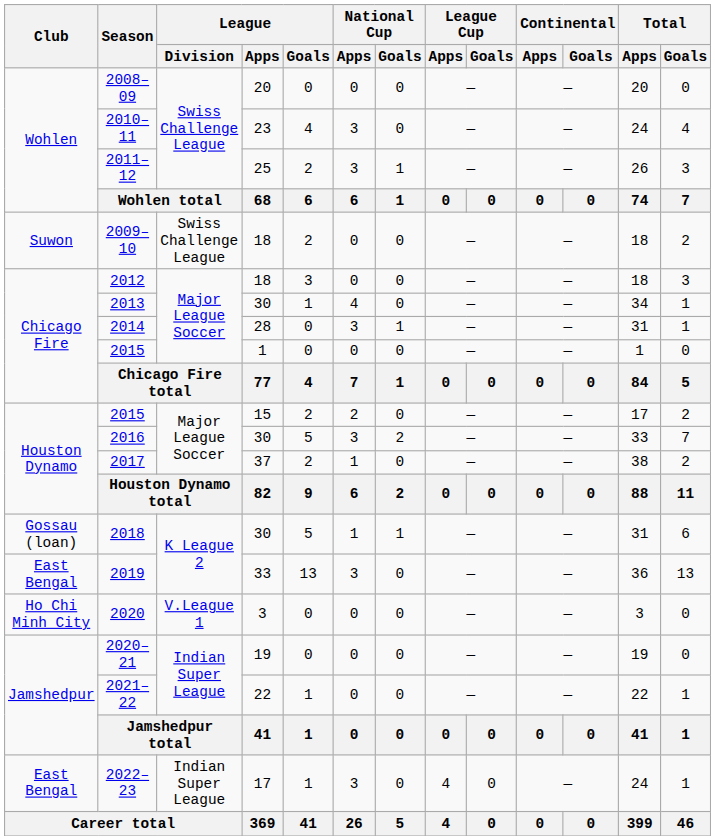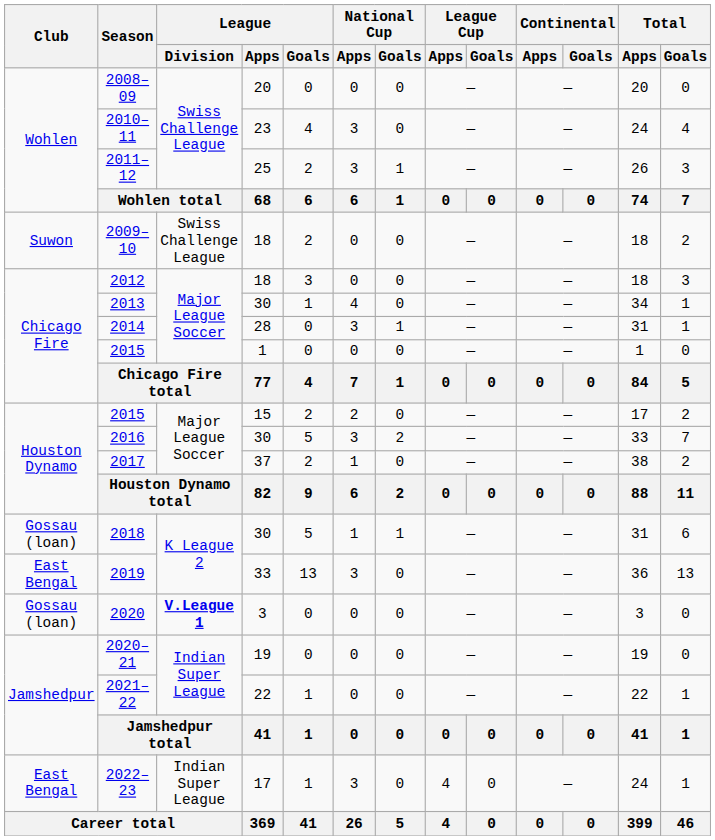(51, 614) Ho Chi Minh City -> (51, 614) Gossau (loan)
(199, 614) normal -> (199, 614) bold
